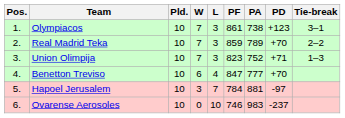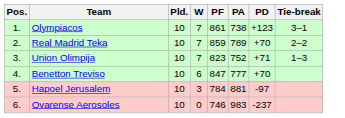- column: (216, 12)
